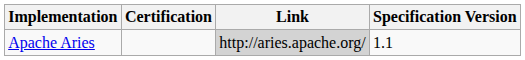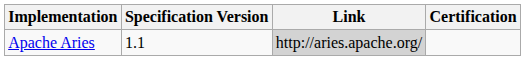columns swapped: (445, 17) <-> (168, 17)
